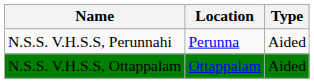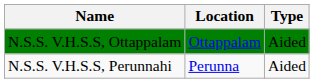rows swapped: (95, 66) <-> (90, 41)
